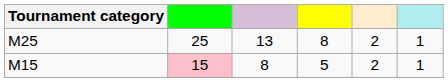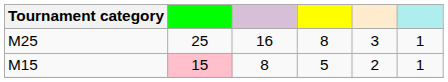(264, 41) 13 -> (264, 41) 16
(375, 41) 2 -> (375, 41) 3
